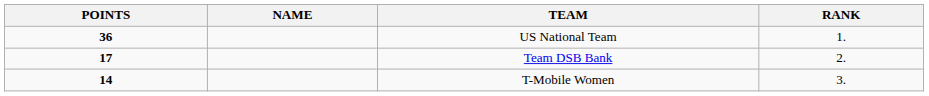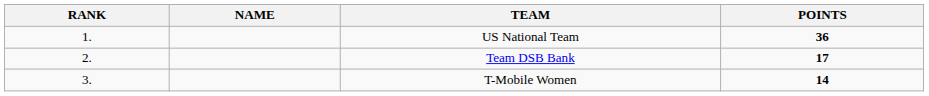columns swapped: (841, 15) <-> (106, 15)
